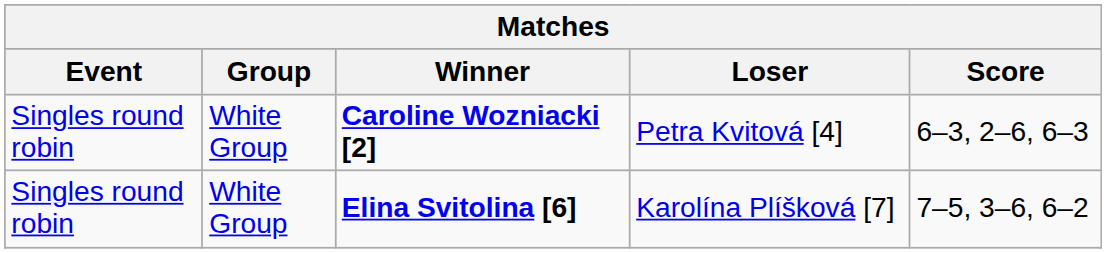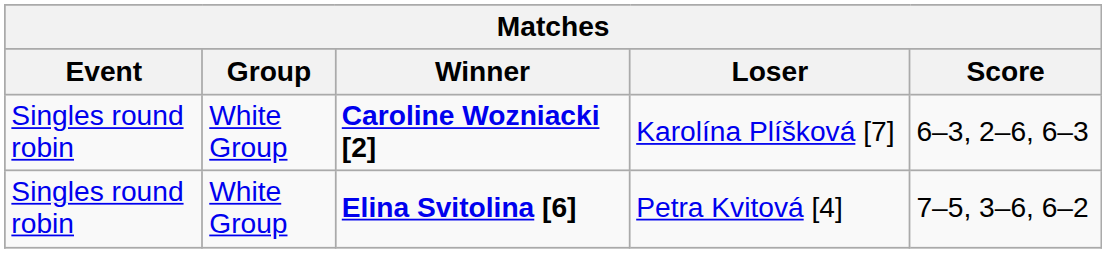(740, 131) Petra Kvitová [4] -> (765, 131) Karolína Plíšková [7]
(765, 208) Karolína Plíšková [7] -> (740, 208) Petra Kvitová [4]
